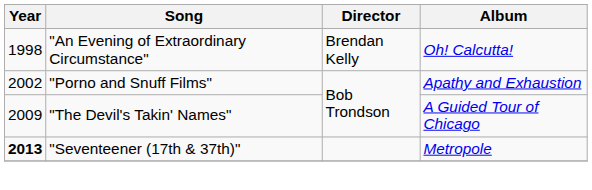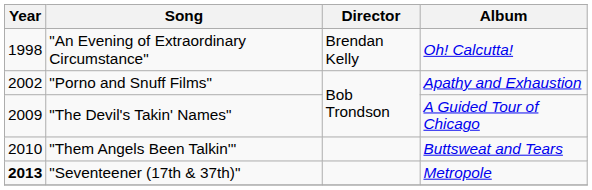+ row: (143, 148)
